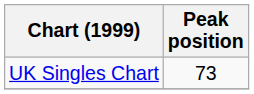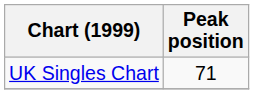(206, 72) 73 -> (206, 72) 71
